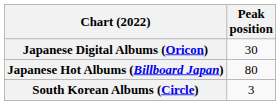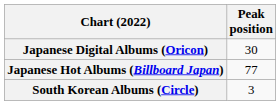(251, 69) 80 -> (251, 69) 77
